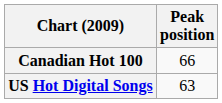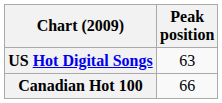rows swapped: (80, 60) <-> (80, 85)
